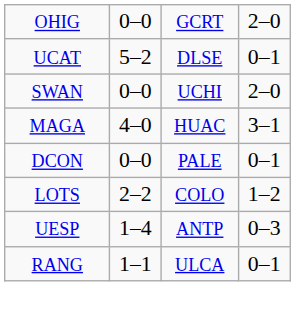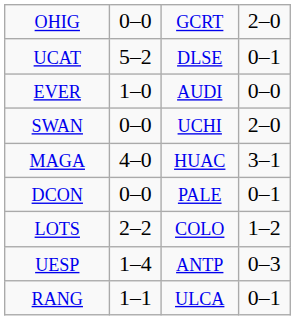+ row: (57, 92)
